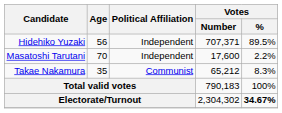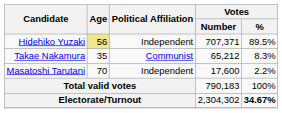(102, 41) no background -> (102, 41) khaki background
rows swapped: (50, 71) <-> (46, 56)
